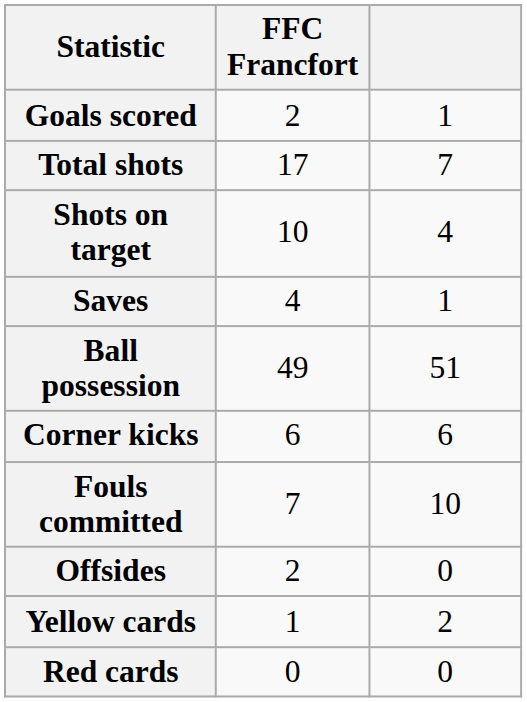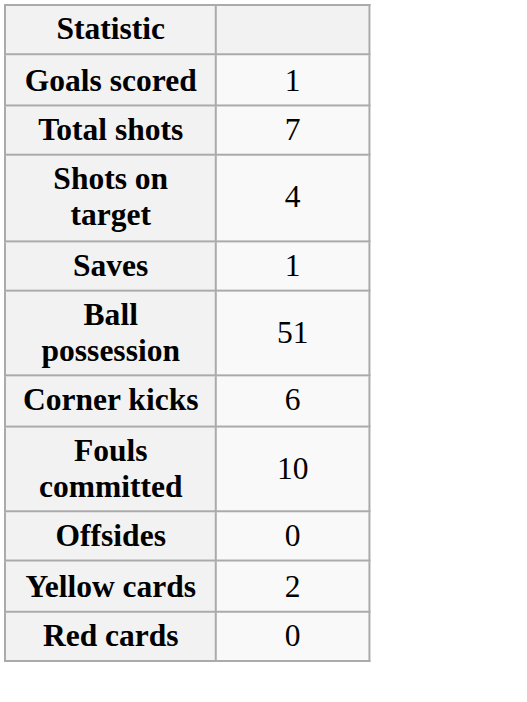- column: (293, 47)
